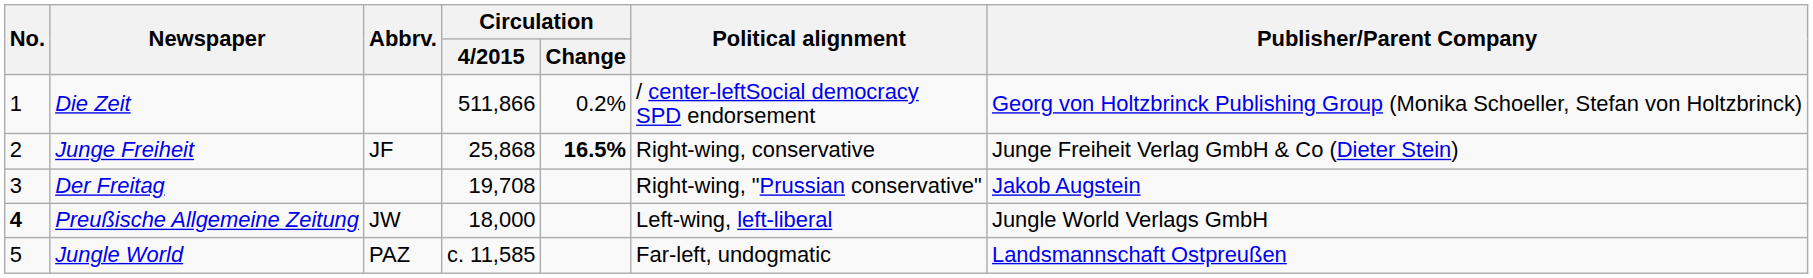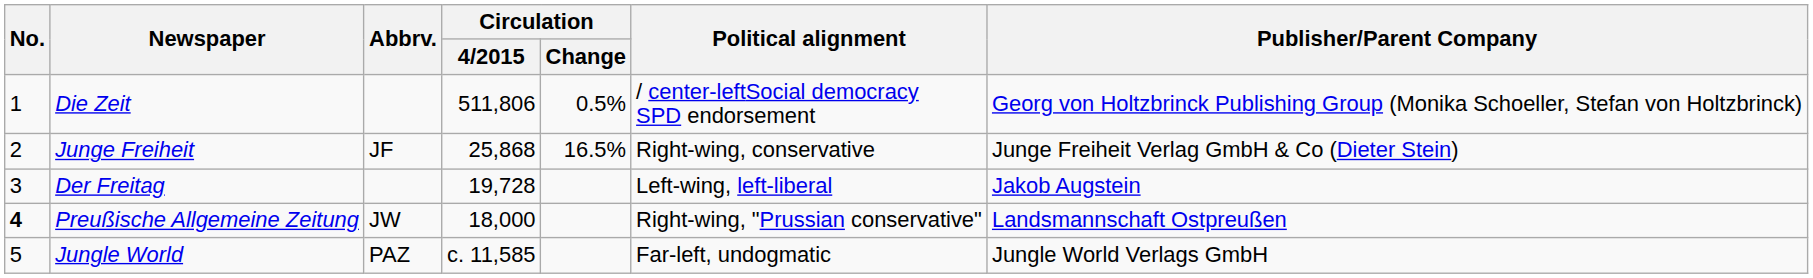(497, 103) 511,866 -> (497, 103) 511,806
(601, 103) 0.2% -> (601, 103) 0.5%
(595, 150) bold -> (595, 150) normal
(502, 185) 19,708 -> (502, 185) 19,728
(809, 185) Right-wing, "Prussian conservative" -> (734, 185) Left-wing, left-liberal
(734, 220) Left-wing, left-liberal -> (809, 220) Right-wing, "Prussian conservative"
(1130, 220) Jungle World Verlags GmbH -> (1139, 220) Landsmannschaft Ostpreußen
(1139, 255) Landsmannschaft Ostpreußen -> (1130, 255) Jungle World Verlags GmbH
